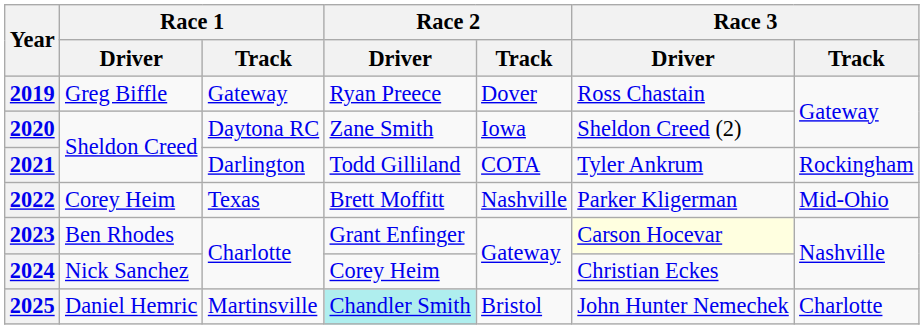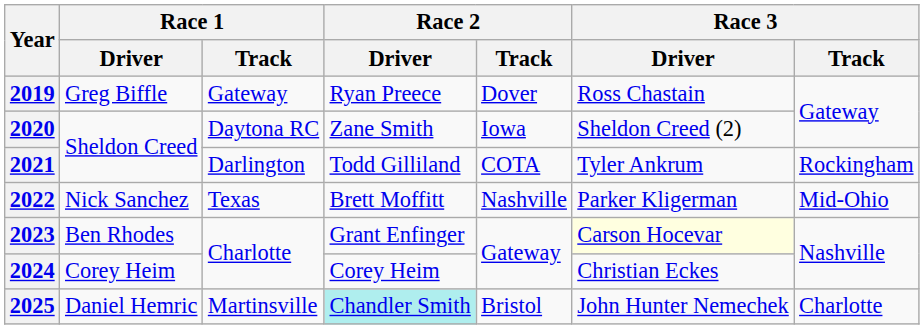(120, 199) Corey Heim -> (127, 199) Nick Sanchez
(127, 270) Nick Sanchez -> (120, 270) Corey Heim
